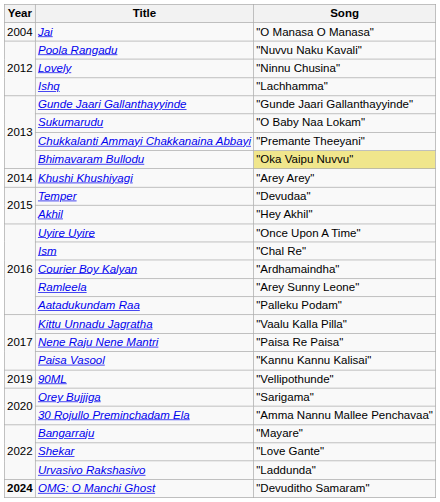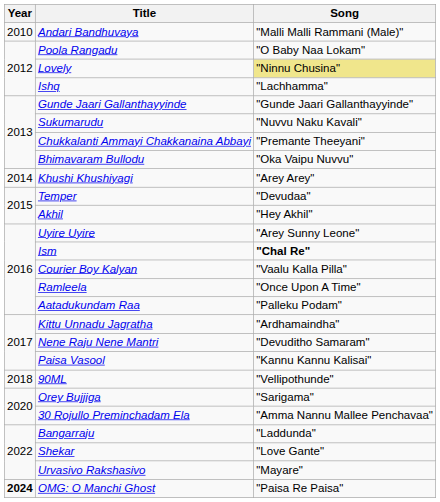- row: (45, 31)
+ row: (88, 31)
(309, 50) "Nuvvu Naku Kavali" -> (311, 50) "O Baby Naa Lokam"
(298, 68) no background -> (298, 68) khaki background
(311, 123) "O Baby Naa Lokam" -> (309, 123) "Nuvvu Naku Kavali"
(305, 159) khaki background -> (305, 159) no background
(308, 232) "Once Upon A Time" -> (308, 232) "Arey Sunny Leone"
(281, 251) normal -> (283, 251) bold
(298, 269) "Ardhamaindha" -> (302, 269) "Vaalu Kalla Pilla"
(308, 287) "Arey Sunny Leone" -> (308, 287) "Once Upon A Time"
(302, 324) "Vaalu Kalla Pilla" -> (298, 324) "Ardhamaindha"
(300, 342) "Paisa Re Paisa" -> (313, 342) "Devuditho Samaram"
(20, 379) 2019 -> (20, 379) 2018
(280, 433) "Mayare" -> (286, 433) "Laddunda"
(286, 470) "Laddunda" -> (280, 470) "Mayare"
(313, 488) "Devuditho Samaram" -> (300, 488) "Paisa Re Paisa"
